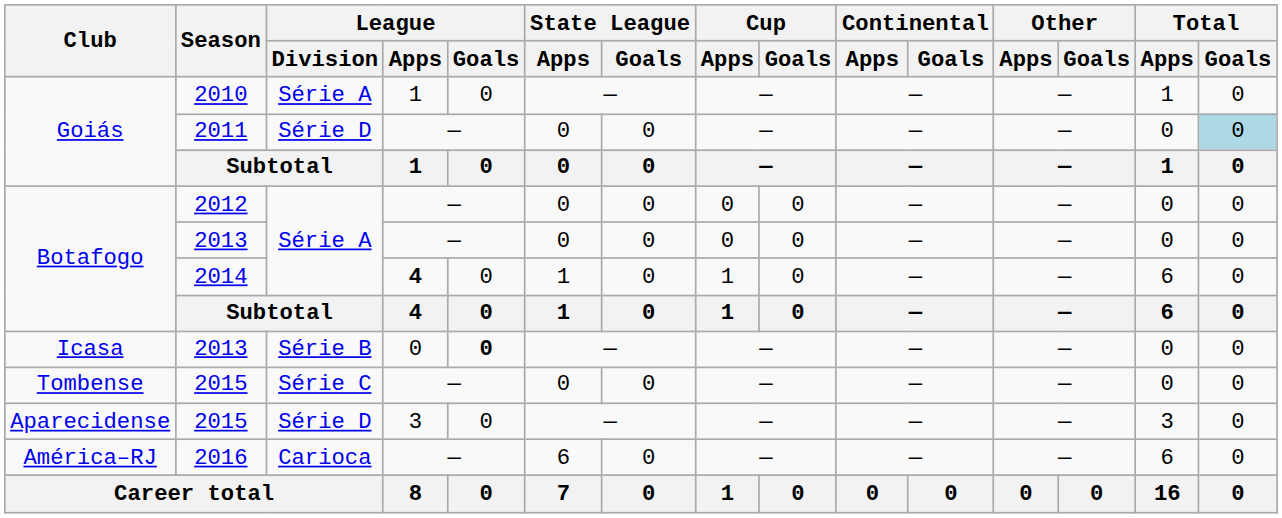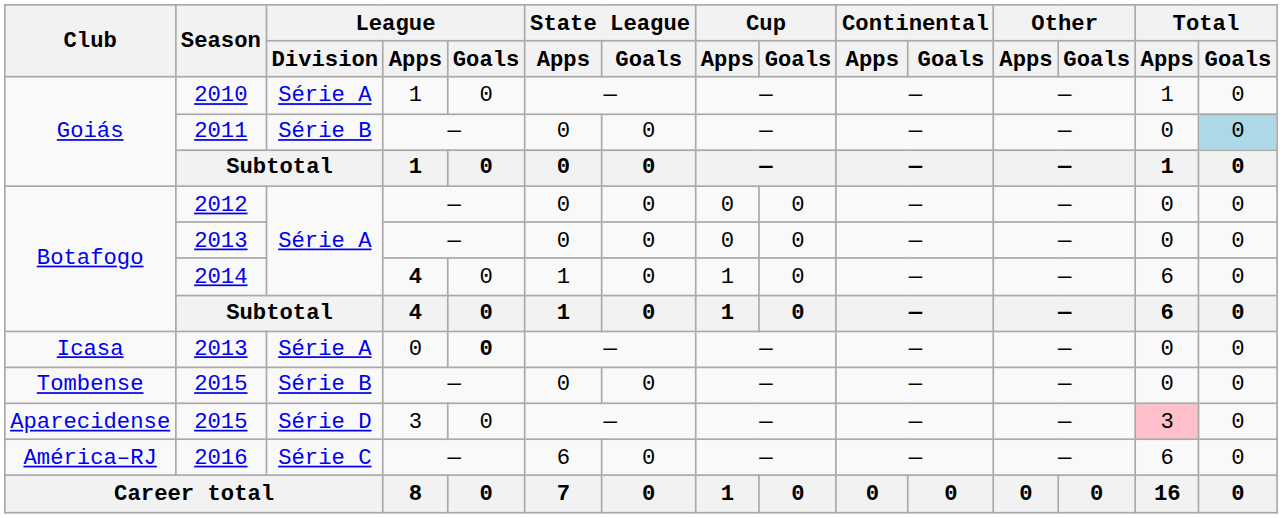(325, 132) Série D -> (325, 132) Série B
(325, 349) Série B -> (325, 349) Série A
(325, 385) Série C -> (325, 385) Série B
(1167, 422) no background -> (1167, 422) pink background
(325, 458) Carioca -> (325, 458) Série C
